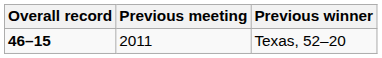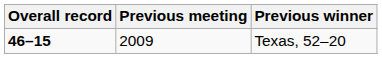(136, 41) 2011 -> (136, 41) 2009
